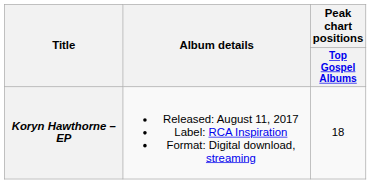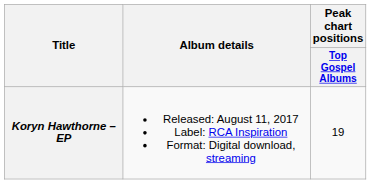(338, 132) 18 -> (338, 132) 19
